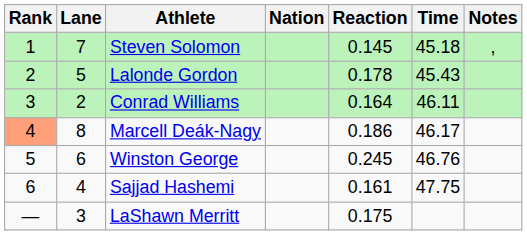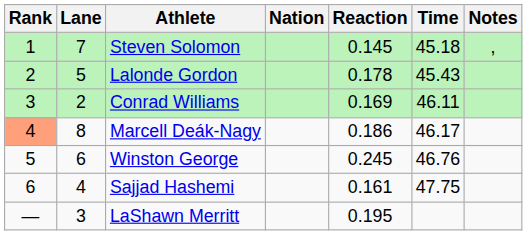(370, 103) 0.164 -> (370, 103) 0.169
(370, 215) 0.175 -> (370, 215) 0.195
